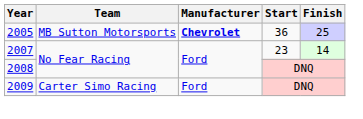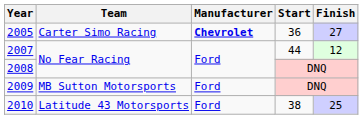(107, 32) MB Sutton Motorsports -> (97, 32) Carter Simo Racing
(323, 32) 25 -> (336, 32) 27
(281, 50) 23 -> (294, 50) 44
(323, 50) 14 -> (336, 50) 12
(97, 86) Carter Simo Racing -> (107, 86) MB Sutton Motorsports
+ row: (20, 105)
